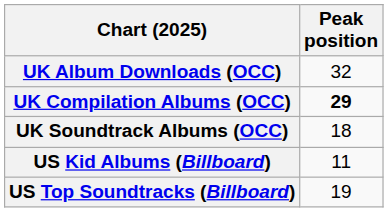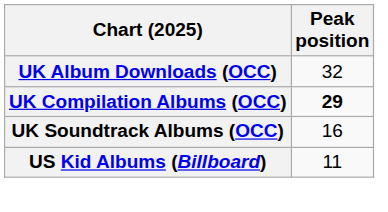(341, 131) 18 -> (332, 131) 16
- row: (152, 191)
